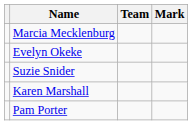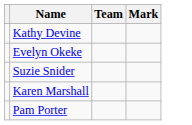+ row: (47, 33)
- row: (64, 33)
